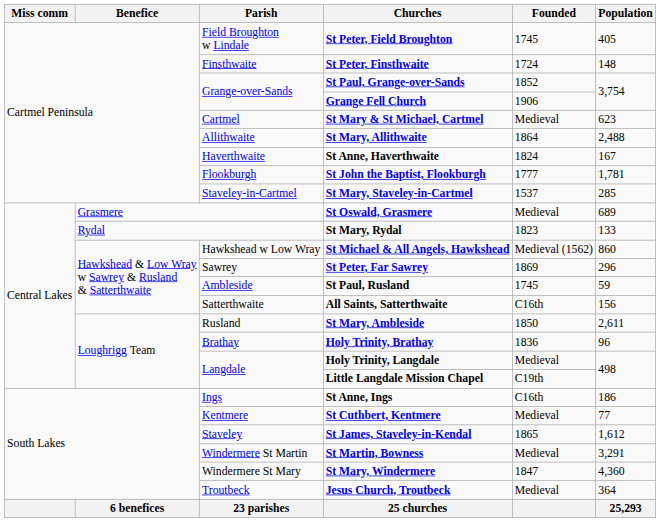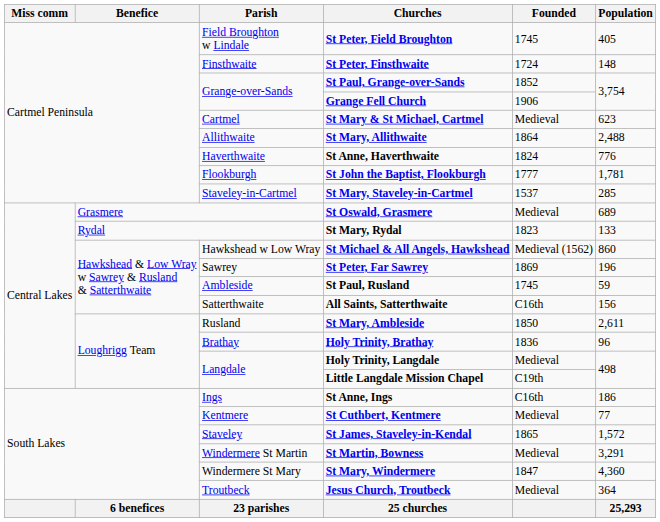(607, 156) 167 -> (607, 156) 776
(607, 267) 296 -> (607, 267) 196
(611, 434) 1,612 -> (611, 434) 1,572
